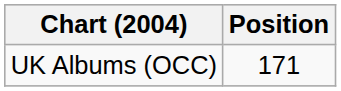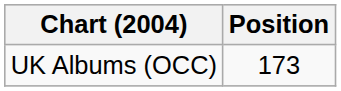(279, 65) 171 -> (279, 65) 173
